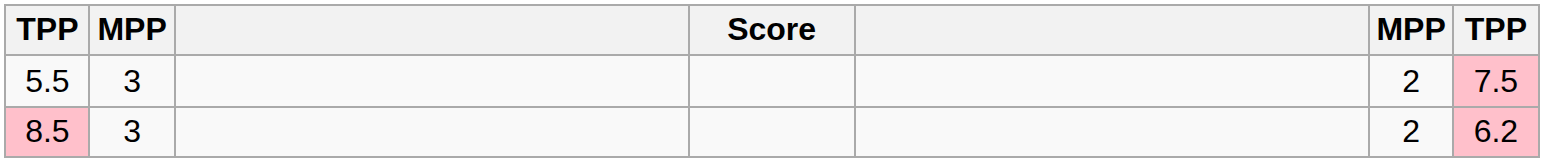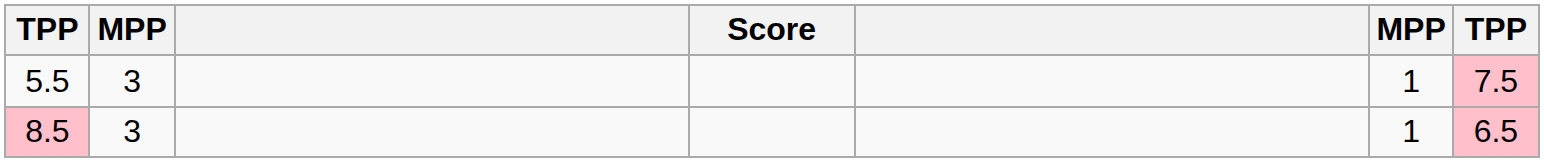(1411, 80) 2 -> (1411, 80) 1
(1411, 131) 2 -> (1411, 131) 1
(1496, 131) 6.2 -> (1496, 131) 6.5
